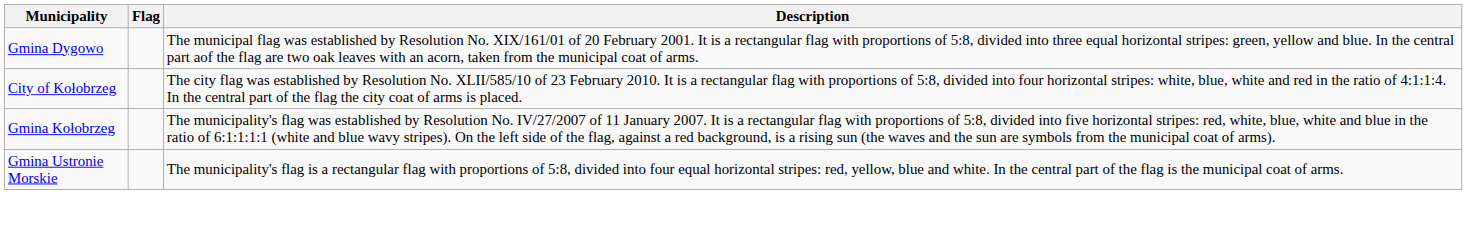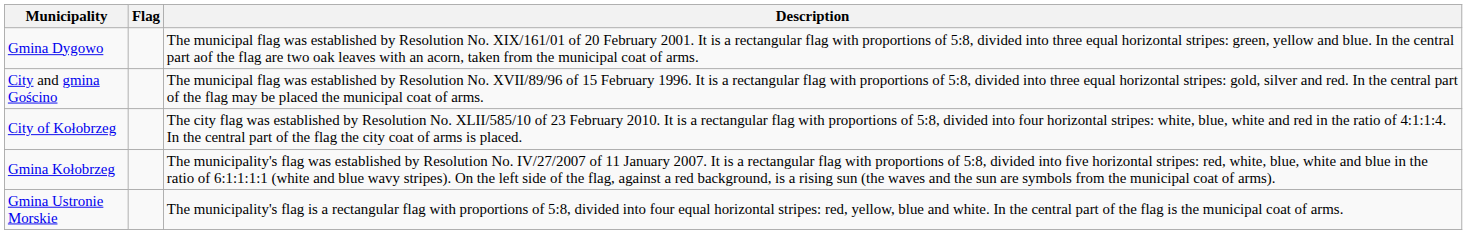+ row: (54, 88)
